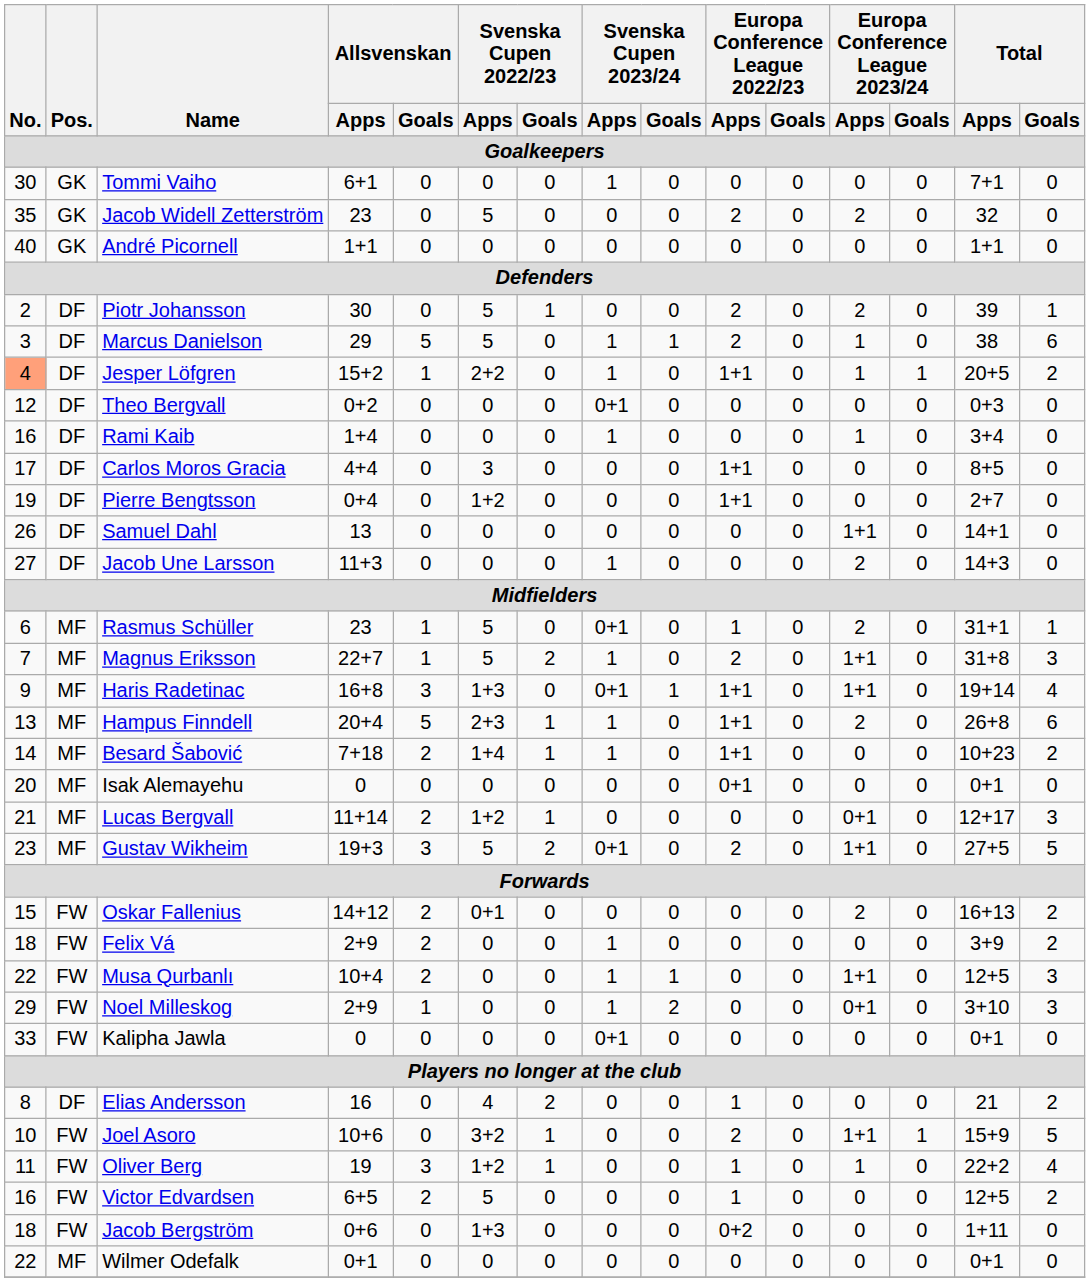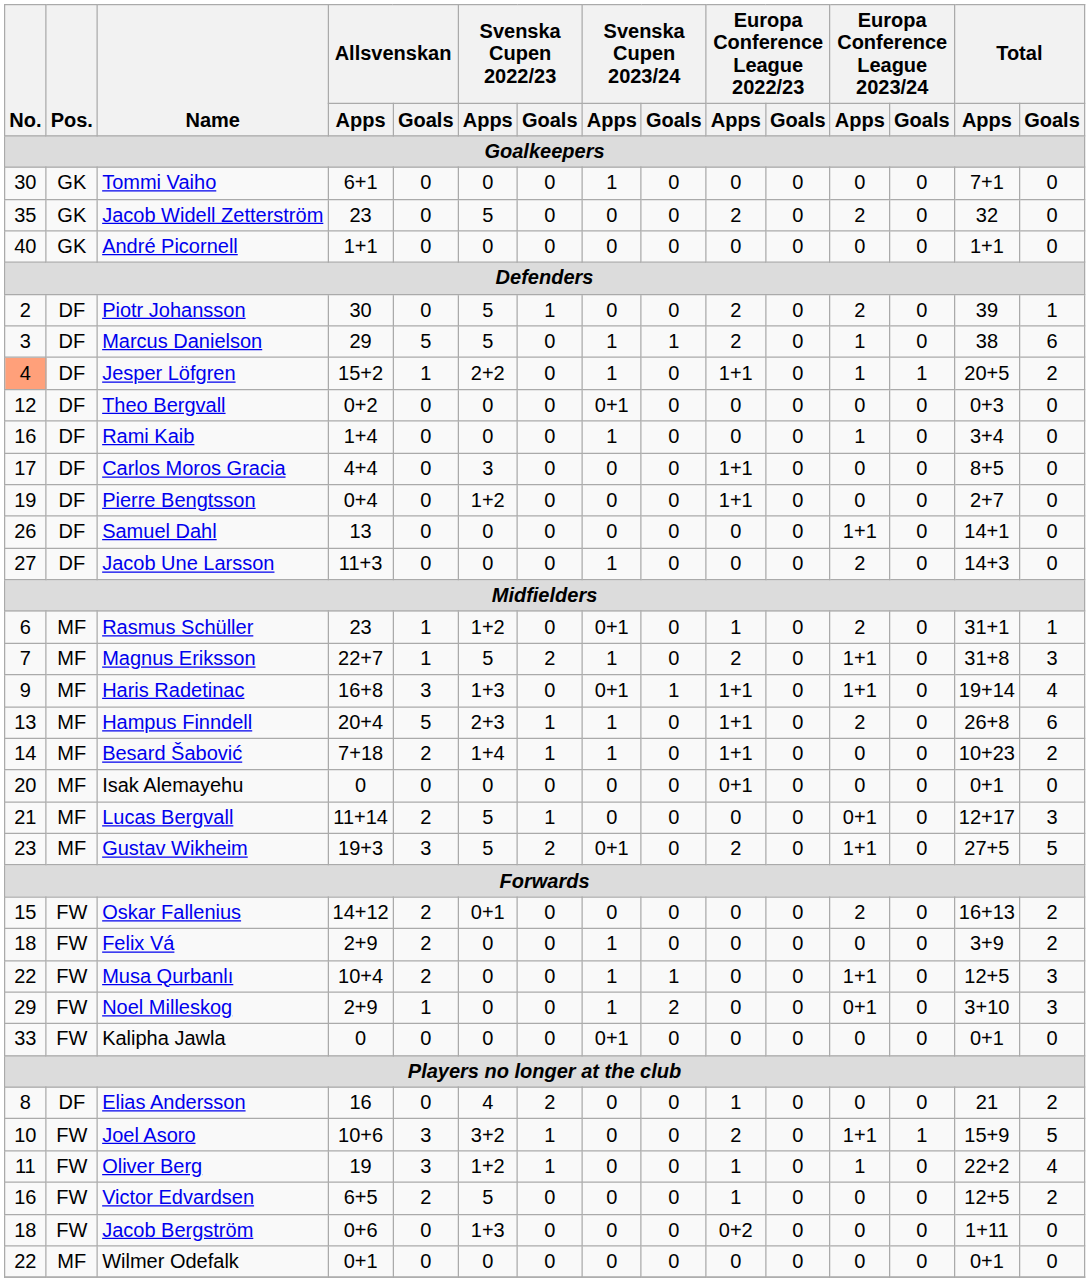(488, 627) 5 -> (488, 627) 1+2
(488, 817) 1+2 -> (488, 817) 5
(426, 1134) 0 -> (426, 1134) 3
